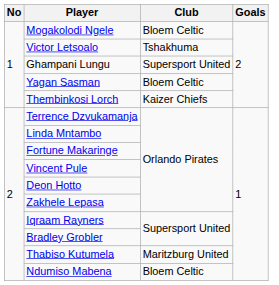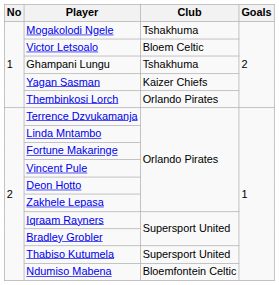(173, 30) Bloem Celtic -> (170, 30) Tshakhuma
(170, 47) Tshakhuma -> (173, 47) Bloem Celtic
(186, 64) Supersport United -> (170, 64) Tshakhuma
(173, 82) Bloem Celtic -> (175, 82) Kaizer Chiefs
(175, 99) Kaizer Chiefs -> (180, 99) Orlando Pirates
(186, 254) Maritzburg United -> (186, 254) Supersport United
(173, 271) Bloem Celtic -> (190, 271) Bloemfontein Celtic
